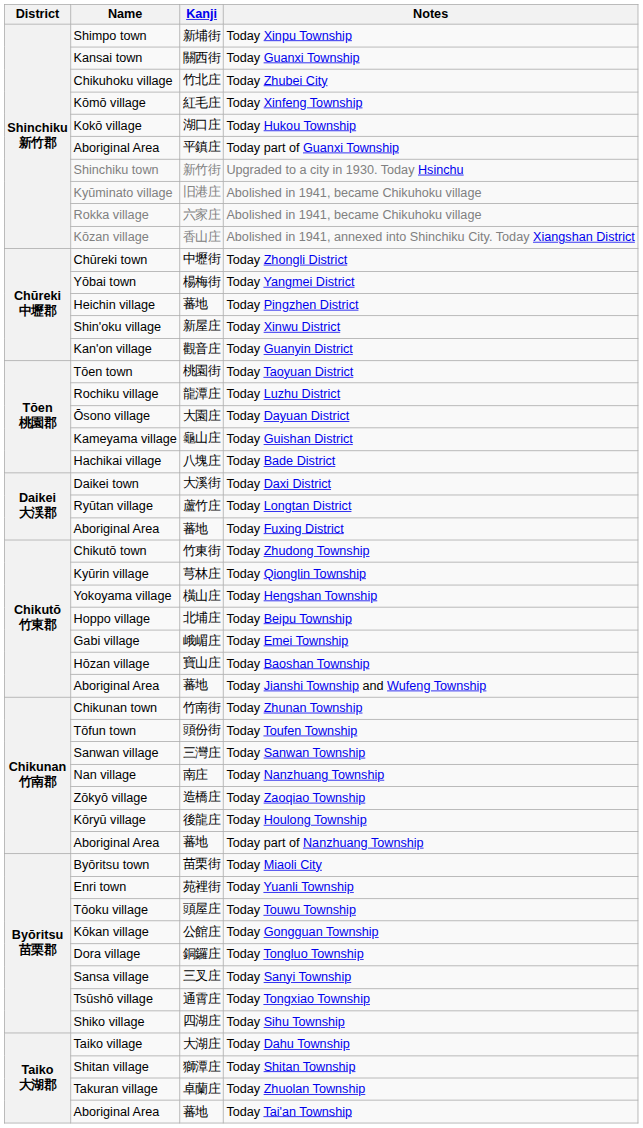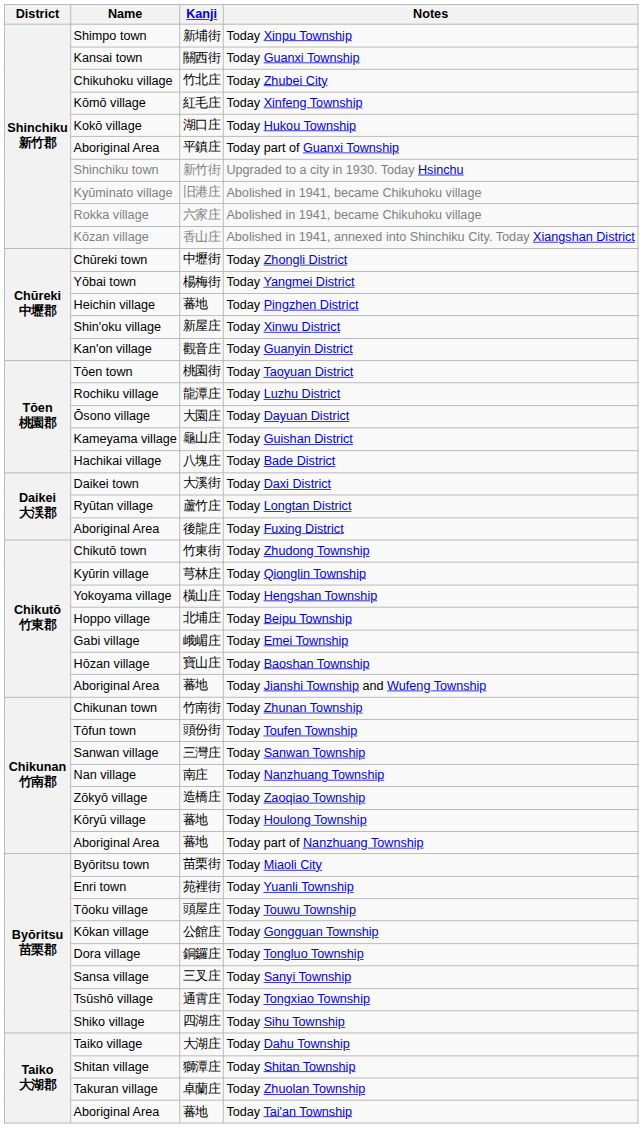(195, 528) 蕃地 -> (202, 528) 後龍庄
(202, 819) 後龍庄 -> (195, 819) 蕃地
